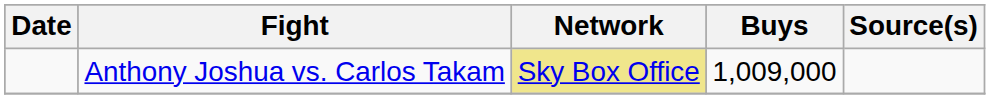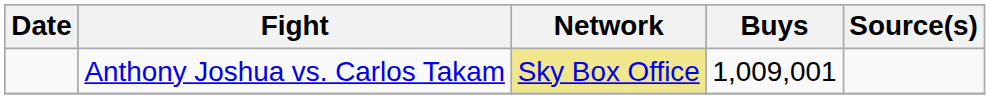(775, 70) 1,009,000 -> (775, 70) 1,009,001
